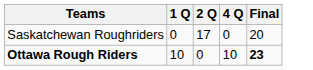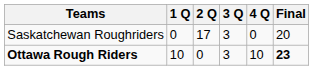+ column: (233, 14)
